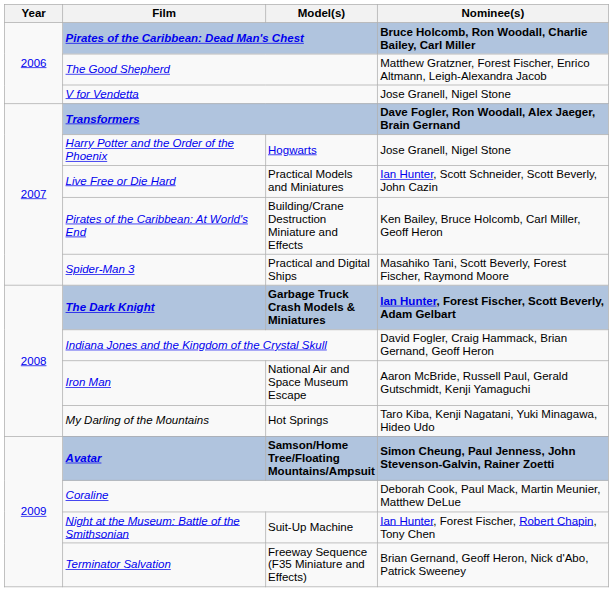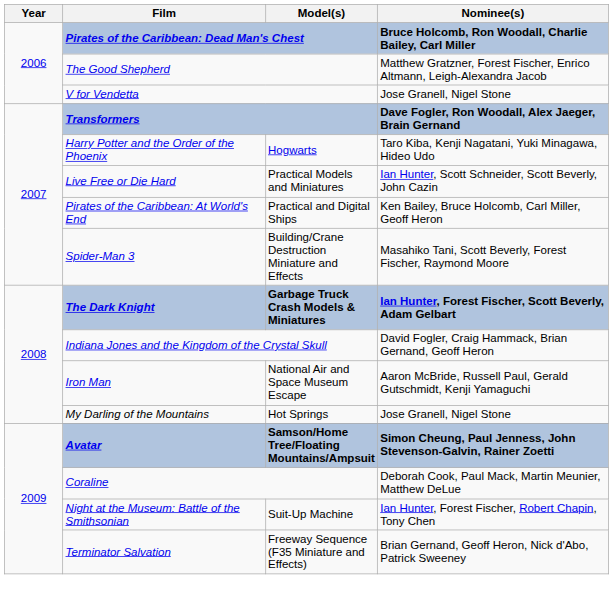(446, 150) Jose Granell, Nigel Stone -> (489, 150) Taro Kiba, Kenji Nagatani, Yuki Minagawa, Hideo Udo
(306, 225) Building/Crane Destruction Miniature and Effects -> (319, 212) Practical and Digital Ships
(319, 269) Practical and Digital Ships -> (306, 256) Building/Crane Destruction Miniature and Effects
(489, 420) Taro Kiba, Kenji Nagatani, Yuki Minagawa, Hideo Udo -> (446, 414) Jose Granell, Nigel Stone
